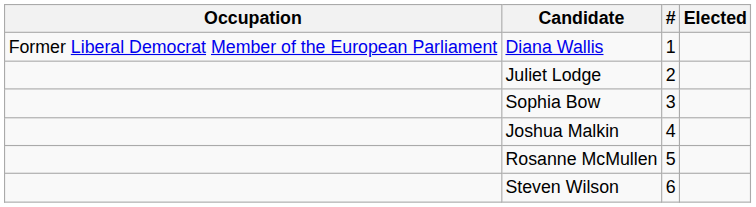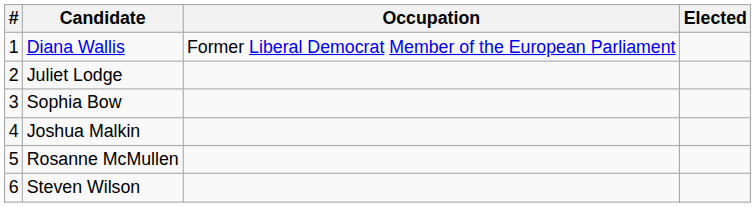columns swapped: (671, 18) <-> (253, 18)
